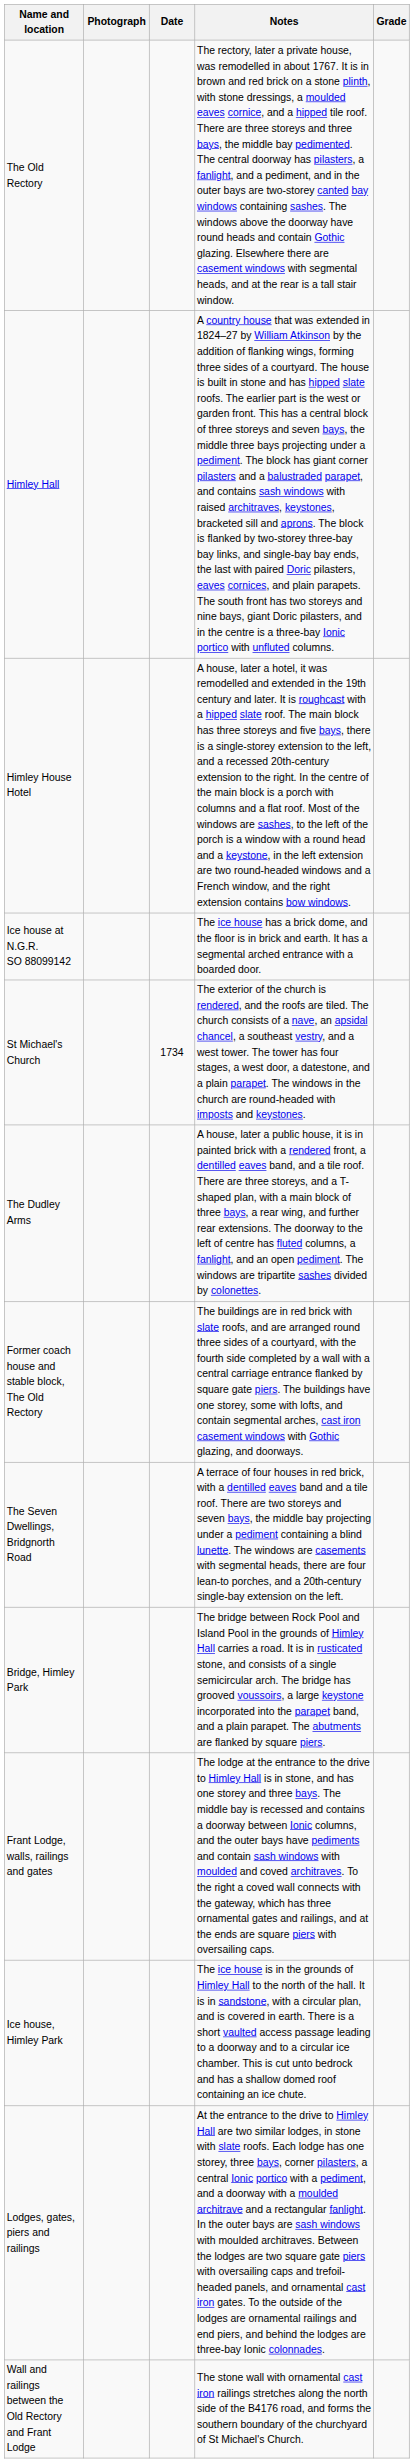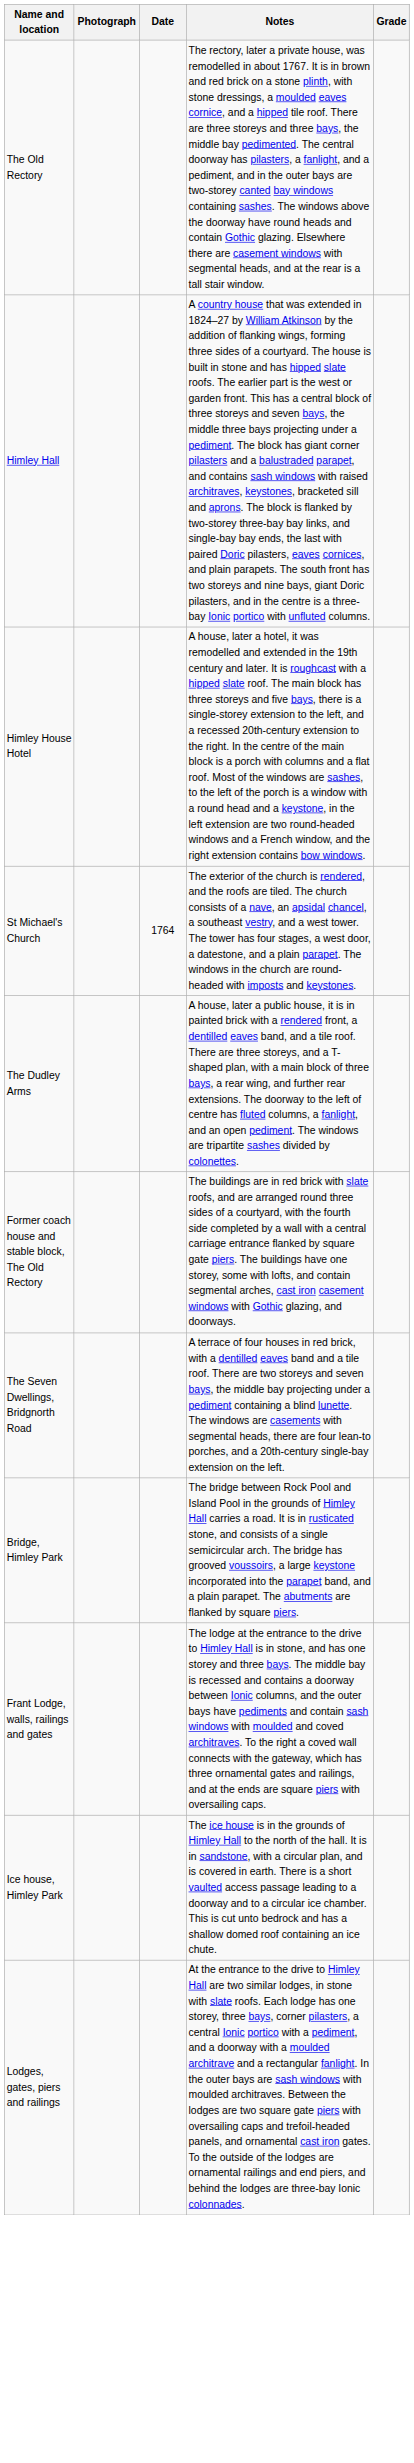- row: (39, 946)
(172, 1052) 1734 -> (163, 930) 1764
- row: (35, 2409)
